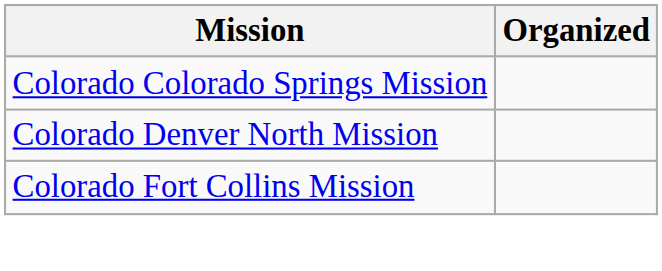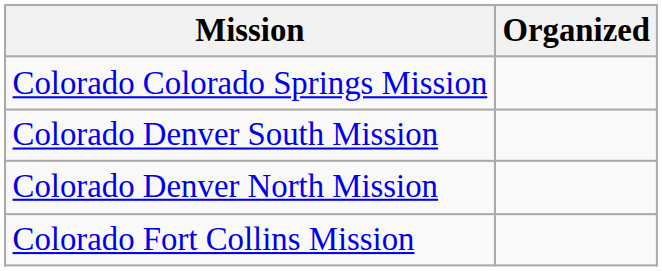+ row: (225, 134)
